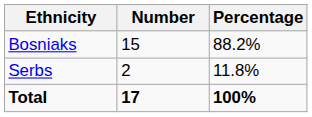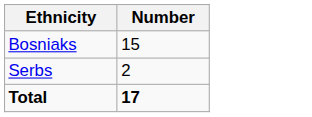- column: (258, 17)
